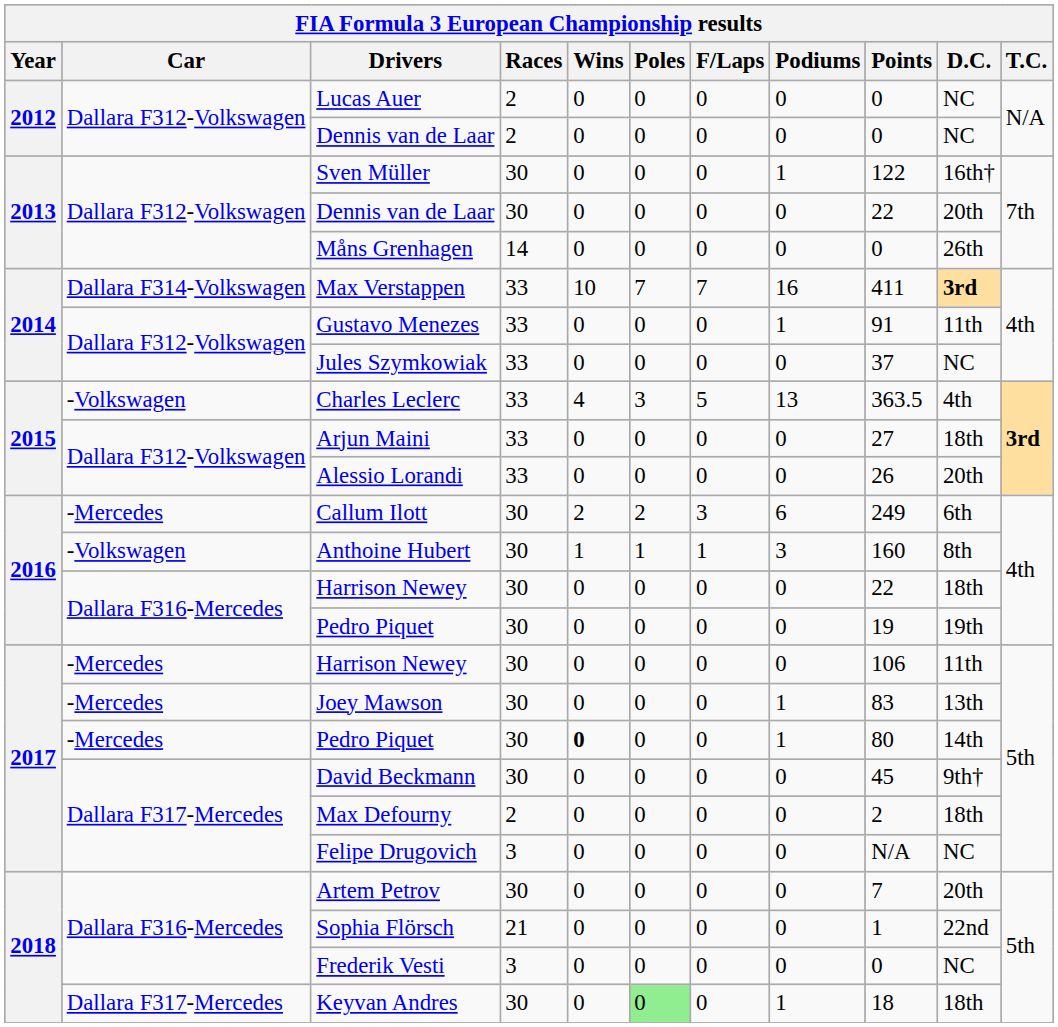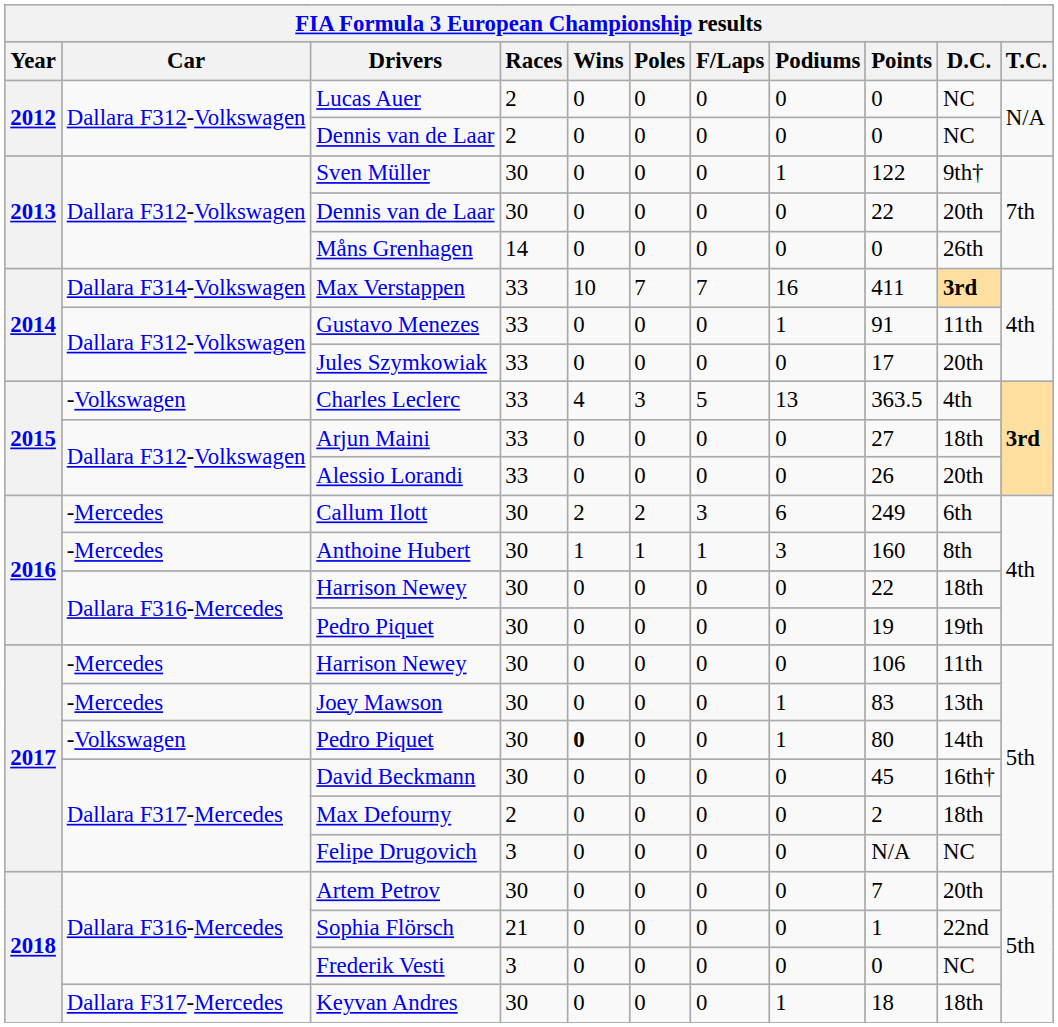(969, 173) 16th† -> (963, 173) 9th†
(883, 362) 37 -> (883, 362) 17
(959, 362) NC -> (963, 362) 20th
(126, 550) -Volkswagen -> (115, 550) -Mercedes
(115, 739) -Mercedes -> (126, 739) -Volkswagen
(963, 776) 9th† -> (969, 776) 16th†
(640, 1003) lightgreen background -> (640, 1003) no background
